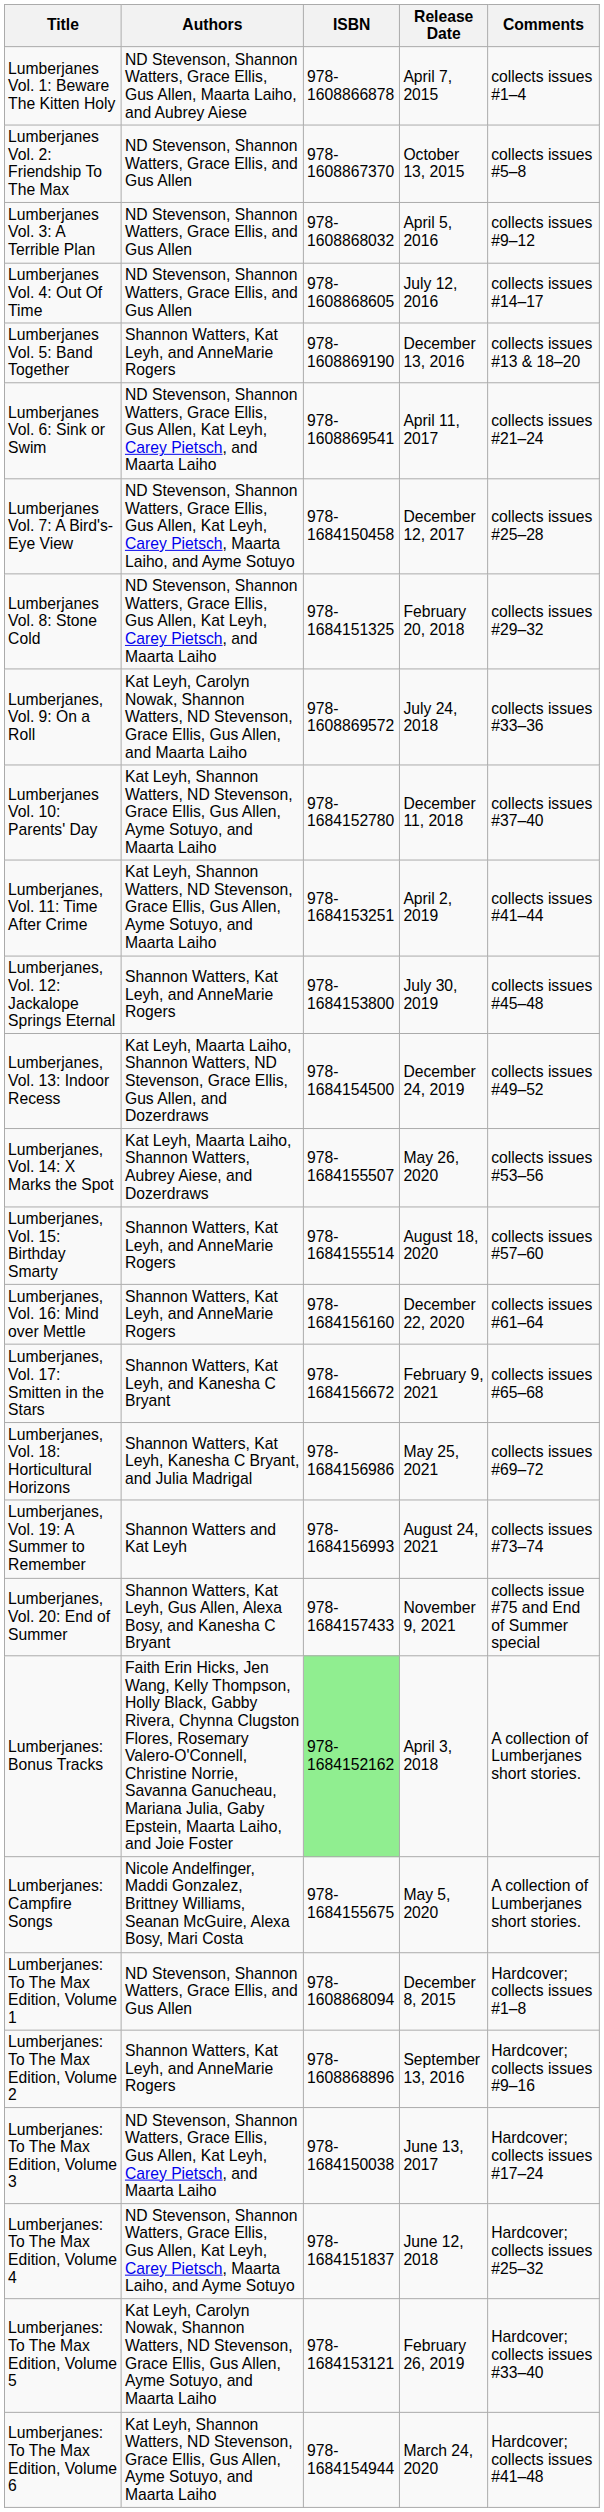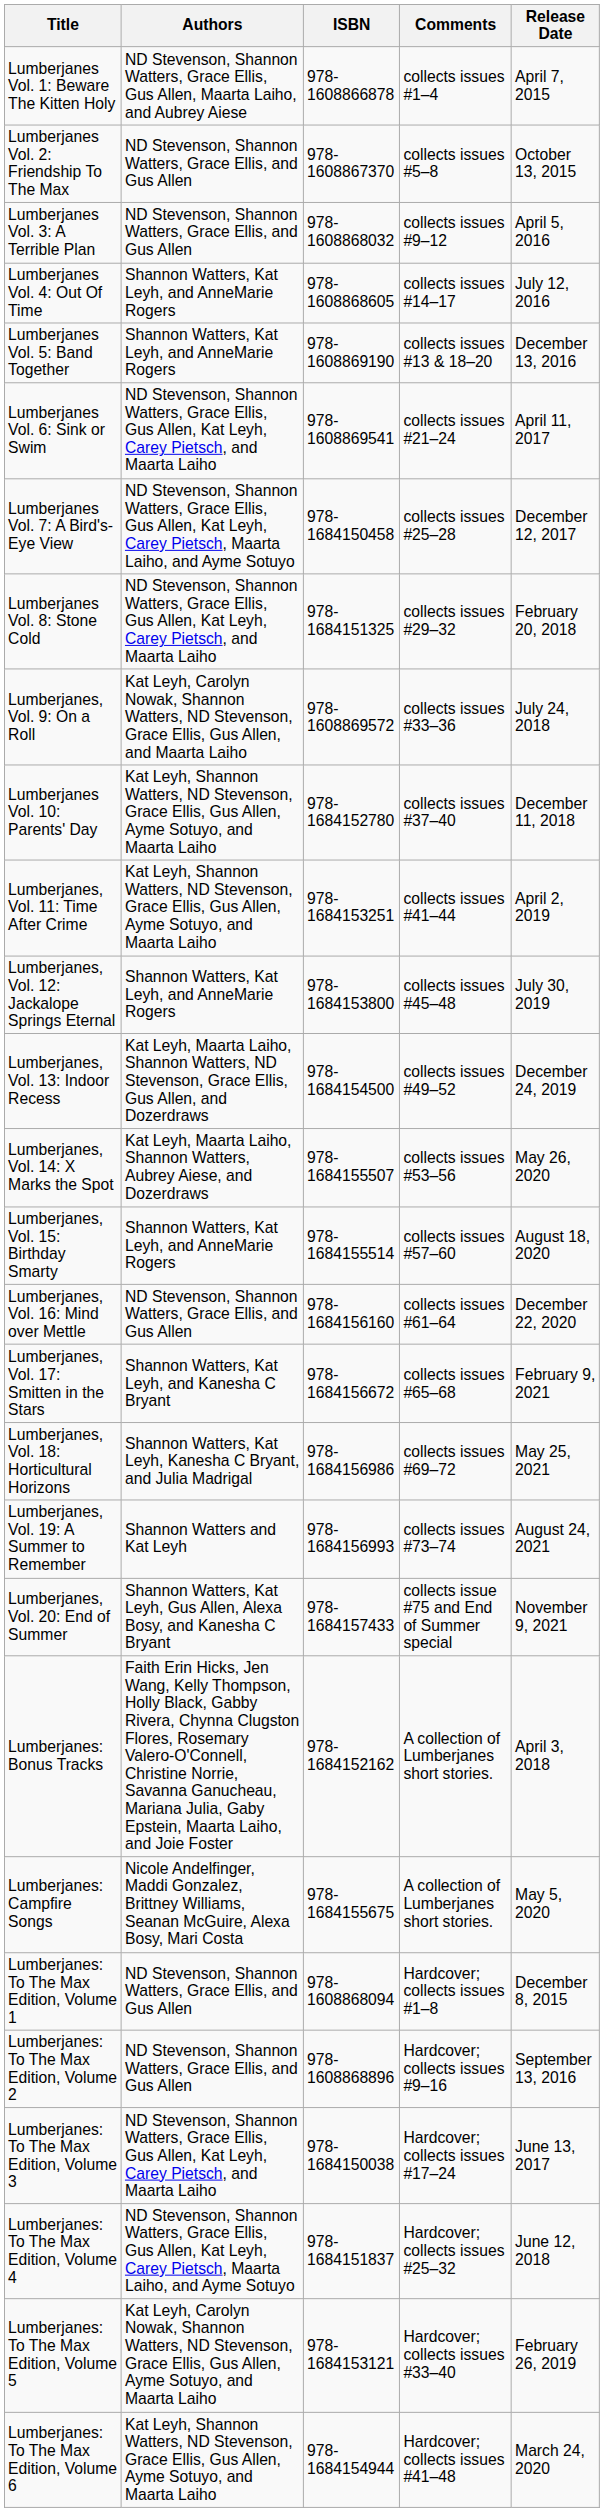columns swapped: (444, 25) <-> (543, 25)
(211, 292) ND Stevenson, Shannon Watters, Grace Ellis, and Gus Allen -> (201, 292) Shannon Watters, Kat Leyh, and AnneMarie Rogers
(201, 1314) Shannon Watters, Kat Leyh, and AnneMarie Rogers -> (211, 1314) ND Stevenson, Shannon Watters, Grace Ellis, and Gus Allen
(351, 1756) lightgreen background -> (351, 1756) no background
(201, 2069) Shannon Watters, Kat Leyh, and AnneMarie Rogers -> (211, 2069) ND Stevenson, Shannon Watters, Grace Ellis, and Gus Allen
